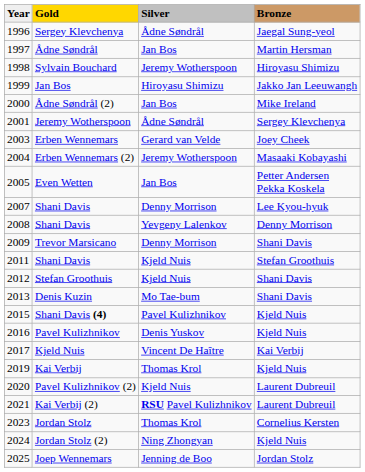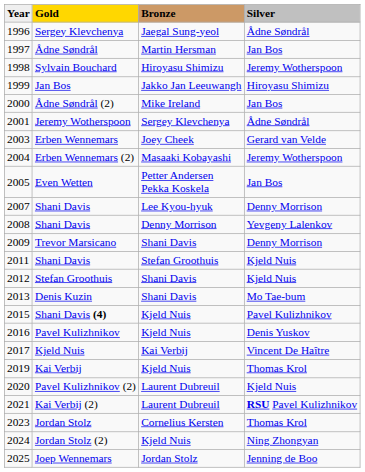columns swapped: (155, 13) <-> (274, 13)
